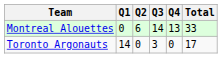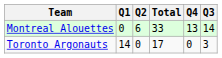columns swapped: (158, 12) <-> (200, 12)
